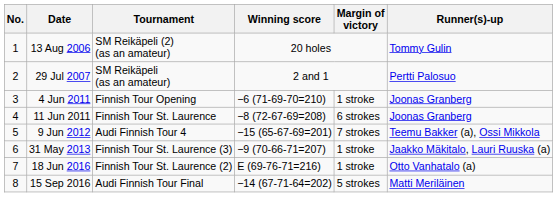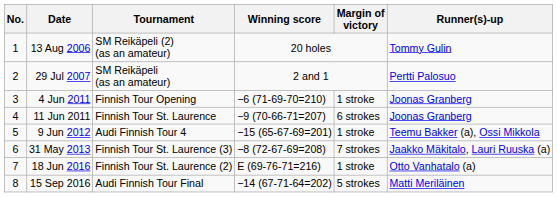(281, 116) −8 (72-67-69=208) -> (281, 116) −9 (70-66-71=207)
(358, 133) 7 strokes -> (356, 133) 1 stroke
(281, 150) −9 (70-66-71=207) -> (281, 150) −8 (72-67-69=208)
(356, 150) 1 stroke -> (358, 150) 7 strokes
